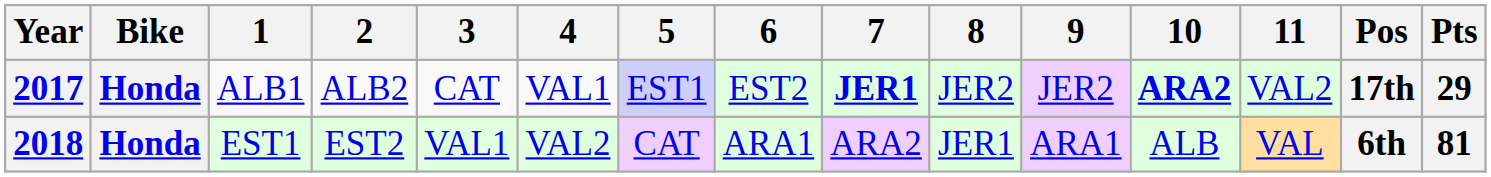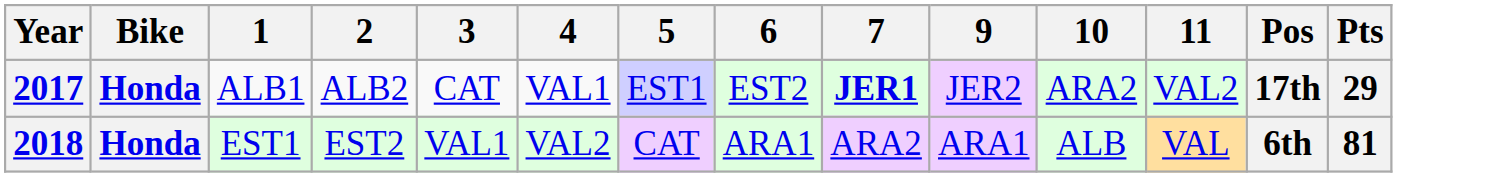- column: (976, 32)
(1184, 87) bold -> (1091, 87) normal
